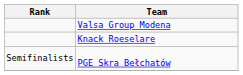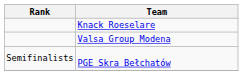rows swapped: (124, 25) <-> (116, 39)
